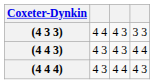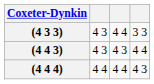(100, 32) 4 4 -> (100, 32) 4 3
(120, 32) 4 3 -> (120, 32) 4 4
(100, 69) 4 3 -> (100, 69) 4 4
